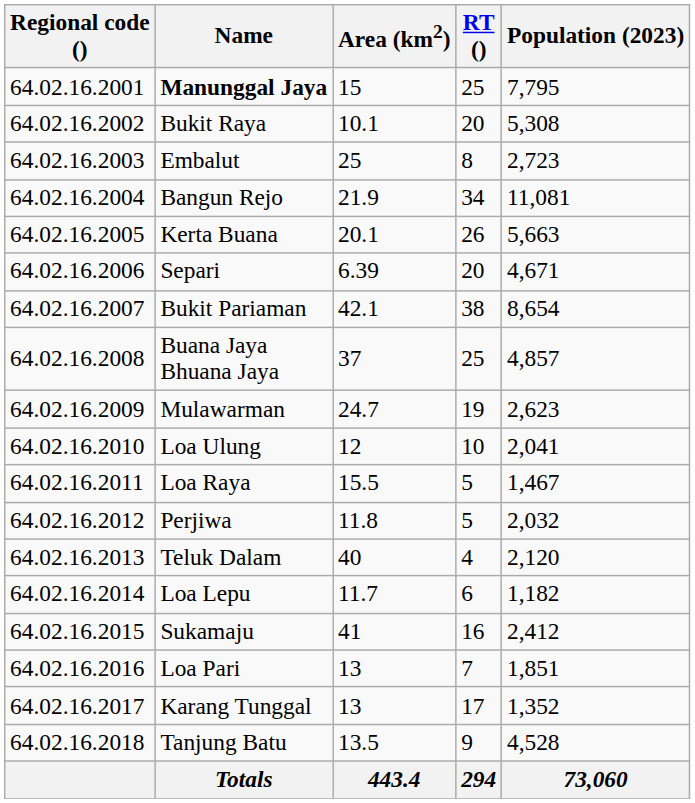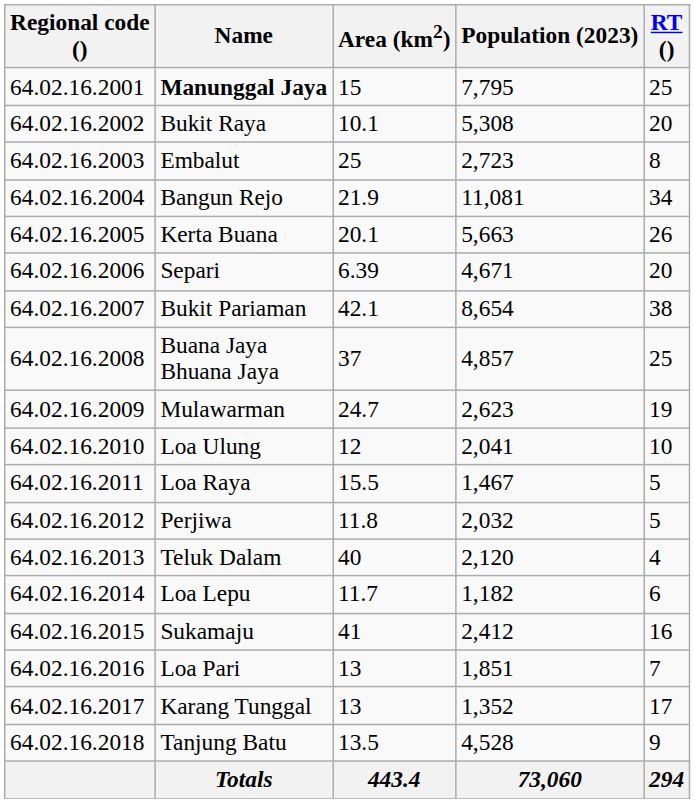columns swapped: (596, 36) <-> (479, 36)
